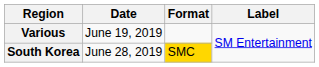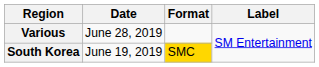(124, 33) June 19, 2019 -> (124, 33) June 28, 2019
(124, 52) June 28, 2019 -> (124, 52) June 19, 2019
